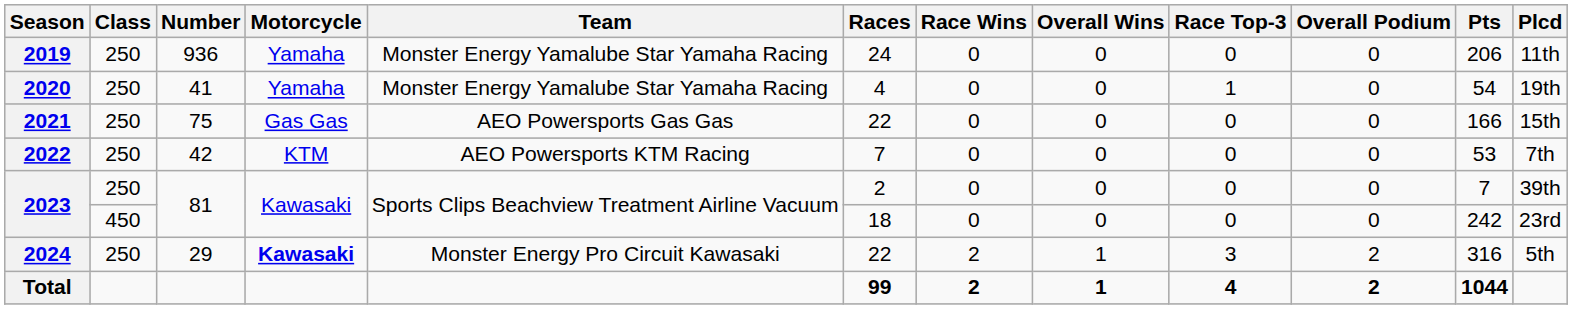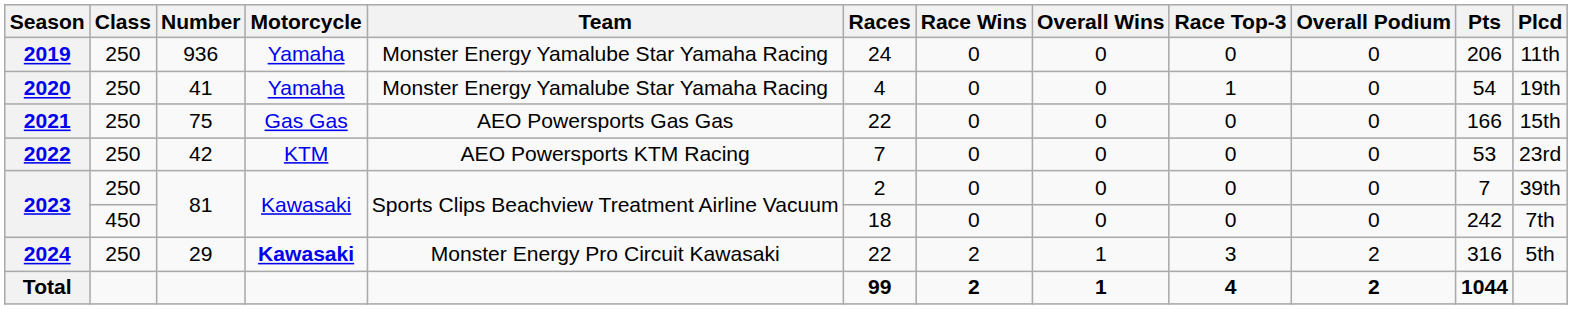(1540, 154) 7th -> (1540, 154) 23rd
(1540, 220) 23rd -> (1540, 220) 7th
